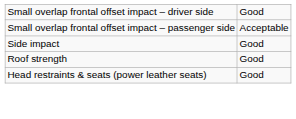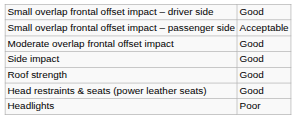+ row: (91, 43)
+ row: (31, 106)
